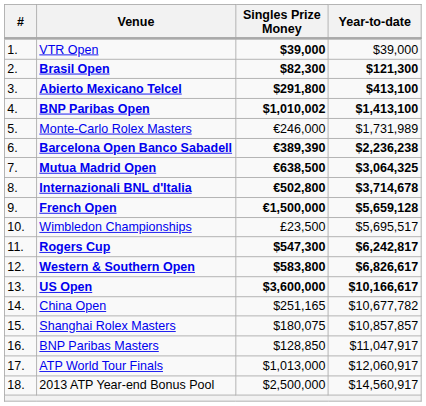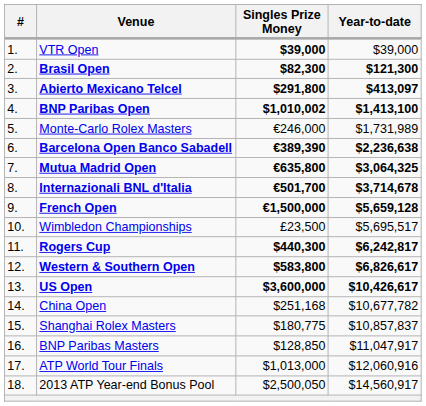(392, 89) $413,100 -> (392, 89) $413,097
(387, 148) $2,236,238 -> (387, 148) $2,236,638
(299, 168) €638,500 -> (299, 168) €635,800
(299, 188) €502,800 -> (299, 188) €501,700
(299, 247) $547,300 -> (299, 247) $440,300
(383, 287) $10,166,617 -> (383, 287) $10,426,617
(299, 307) $251,165 -> (299, 307) $251,168
(299, 326) $180,075 -> (299, 326) $180,775
(383, 326) $10,857,857 -> (383, 326) $10,857,837
(383, 366) $12,060,917 -> (383, 366) $12,060,916
(294, 386) $2,500,000 -> (294, 386) $2,500,050
